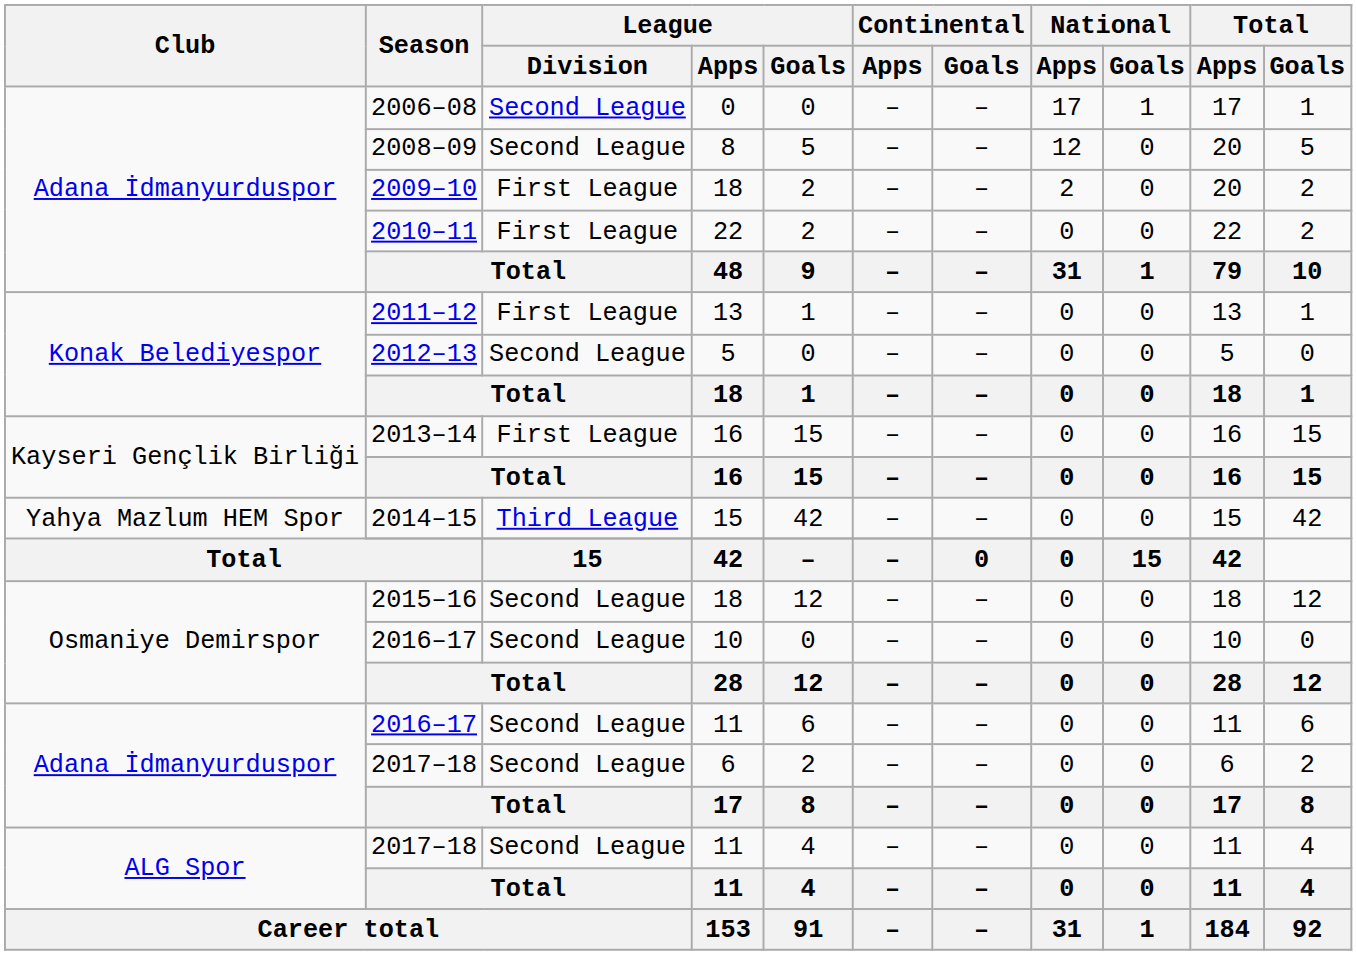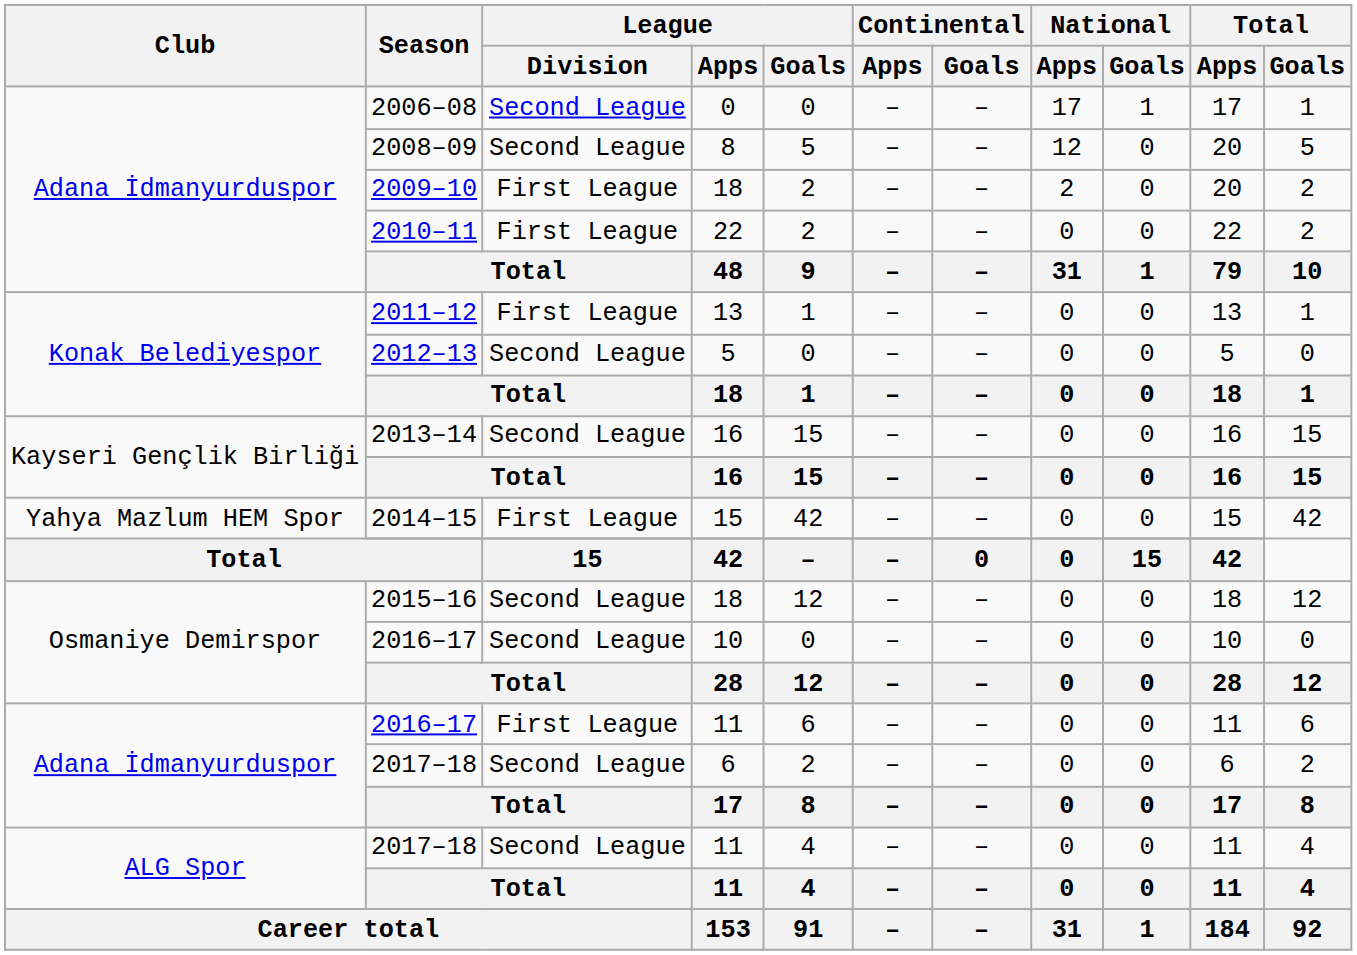(587, 437) First League -> (587, 437) Second League
(587, 519) Third League -> (587, 519) First League
(587, 724) Second League -> (587, 724) First League
